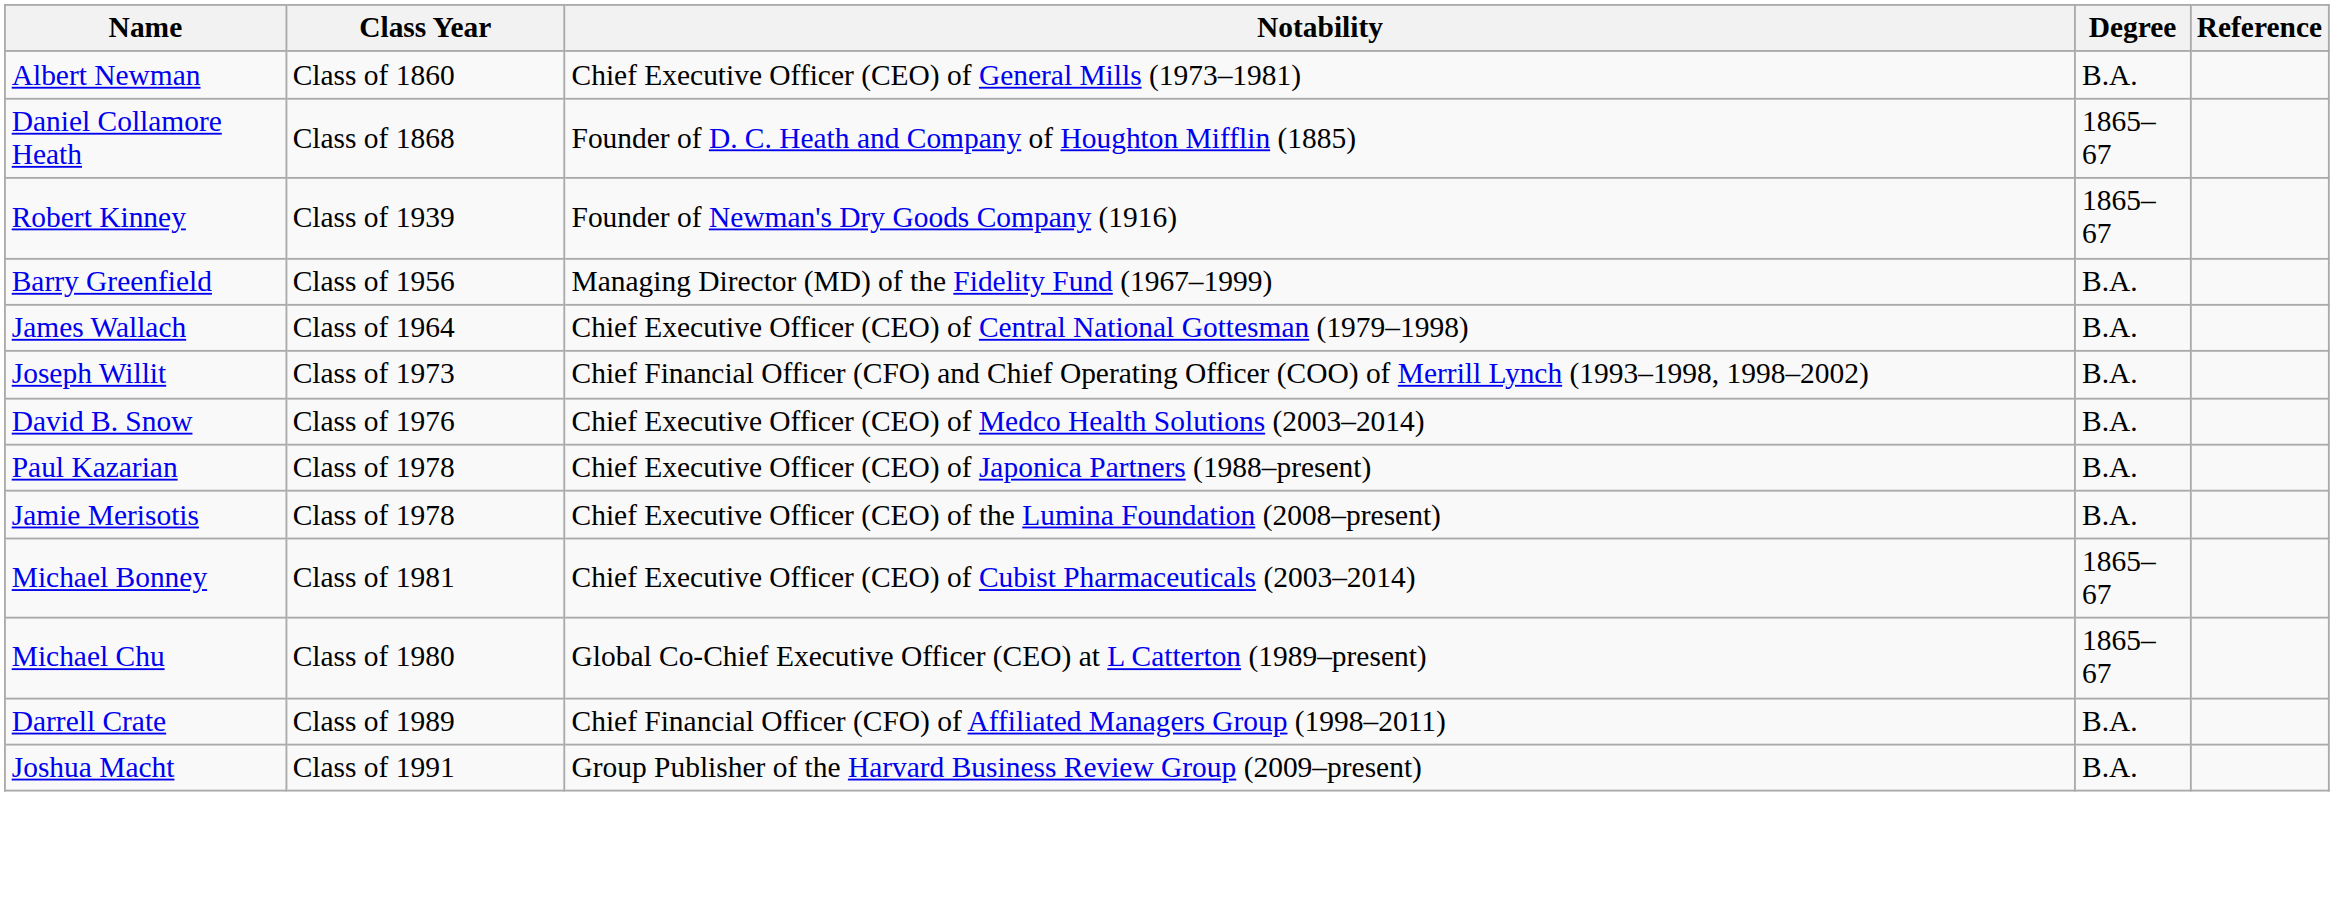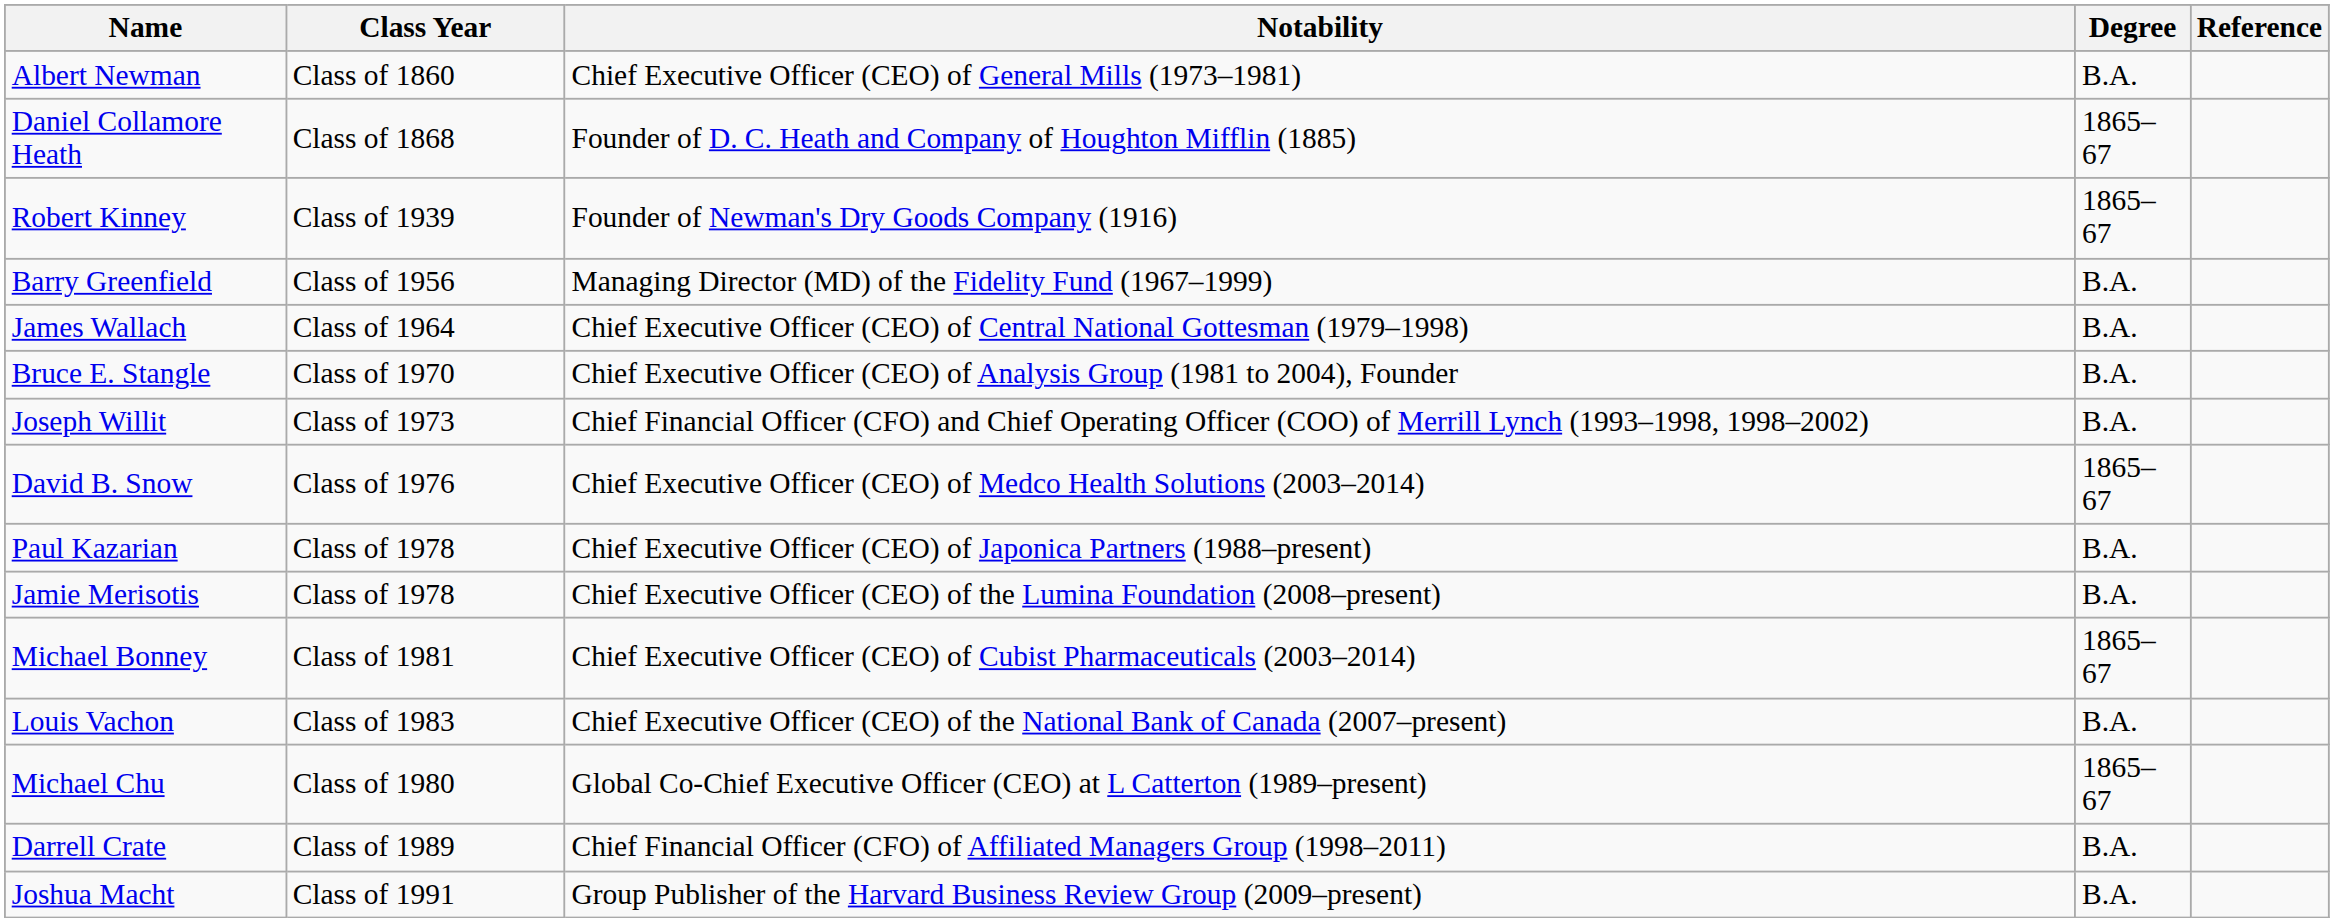+ row: (111, 374)
(2110, 420) B.A. -> (2119, 484) 1865–67
+ row: (93, 720)
